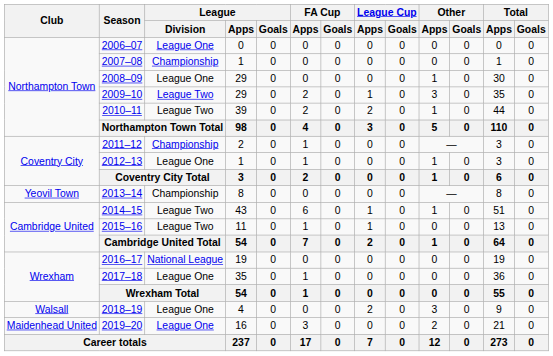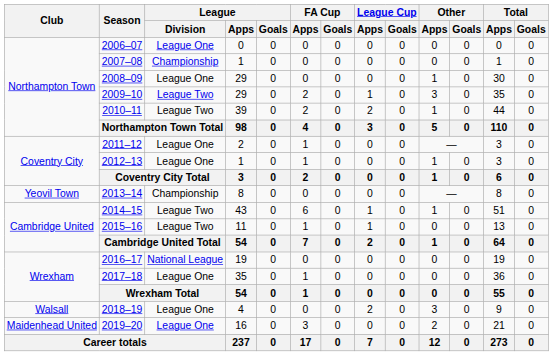(185, 144) Championship -> (185, 144) League One
